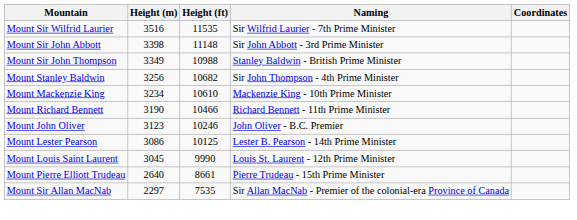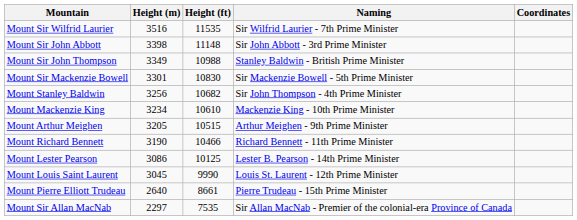+ row: (67, 77)
+ row: (54, 126)
- row: (46, 126)
